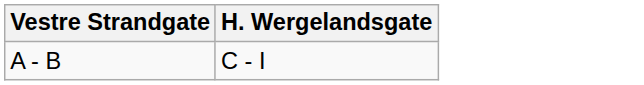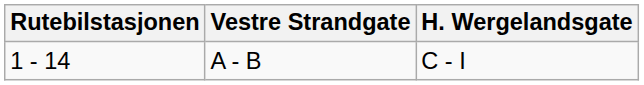+ column: (105, 23)
